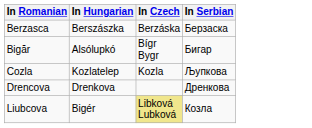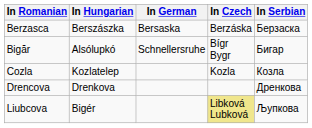+ column: (172, 12)
(206, 71) Љупкова -> (270, 71) Козла
(198, 109) Козла -> (278, 109) Љупкова
